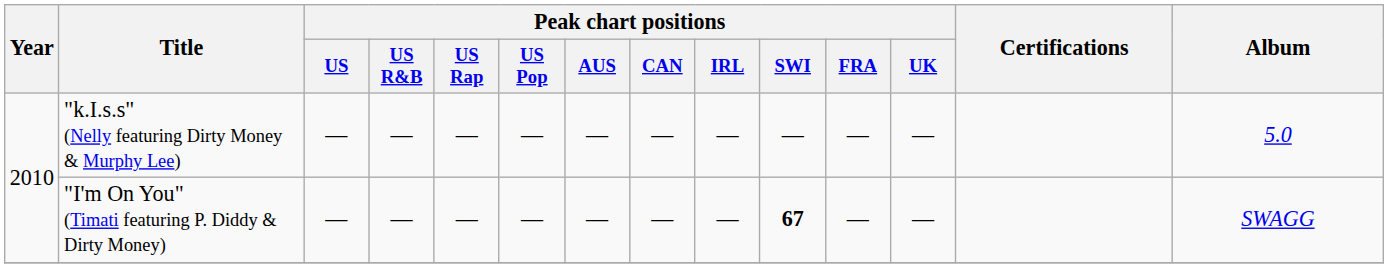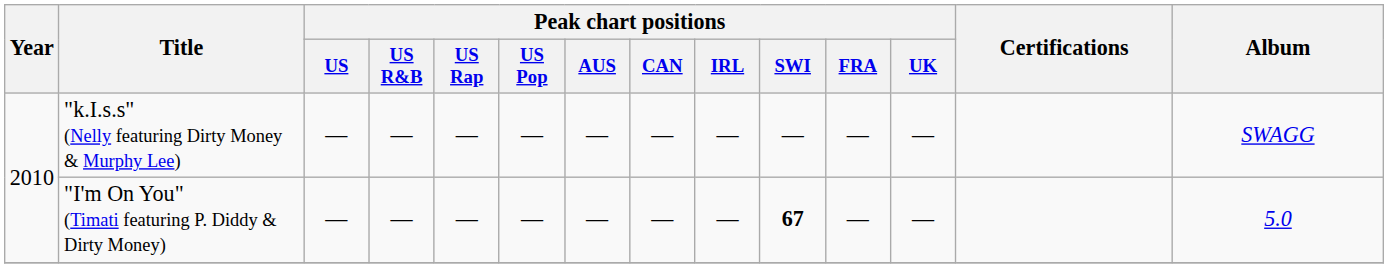(1278, 134) 5.0 -> (1278, 134) SWAGG
(1278, 219) SWAGG -> (1278, 219) 5.0
